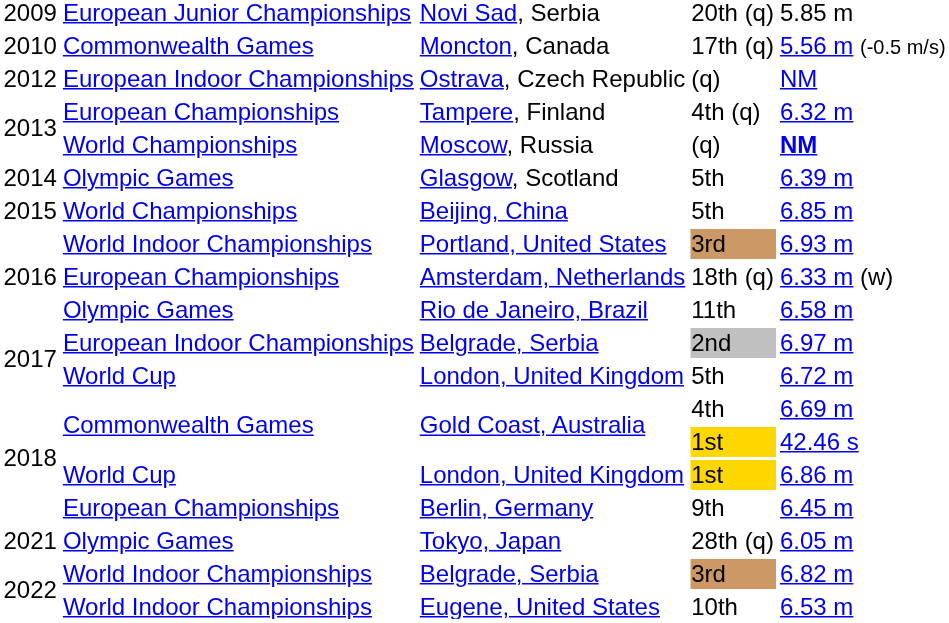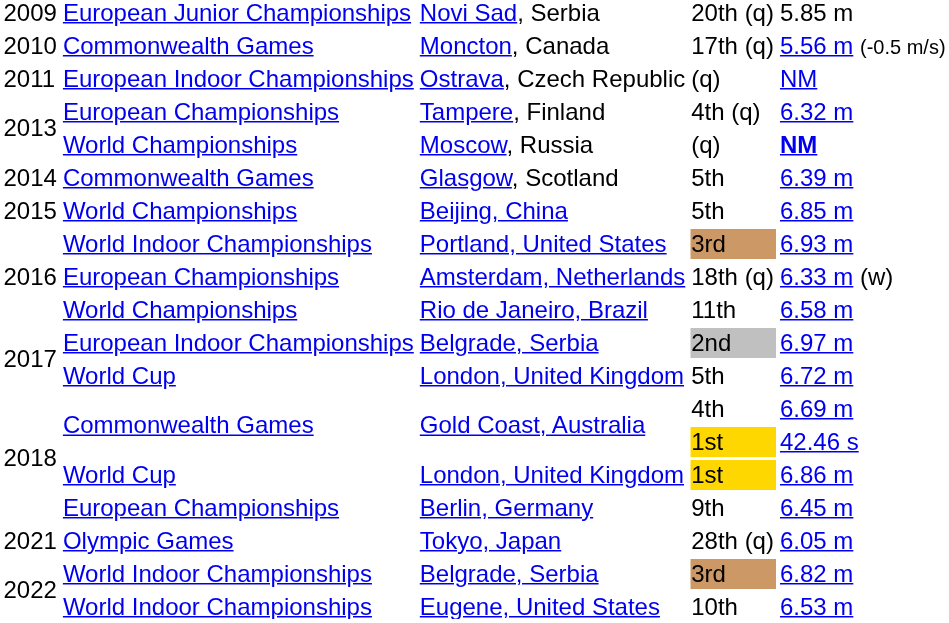(30, 78) 2012 -> (29, 78) 2011
(148, 177) Olympic Games -> (188, 177) Commonwealth Games
(148, 309) Olympic Games -> (180, 309) World Championships
